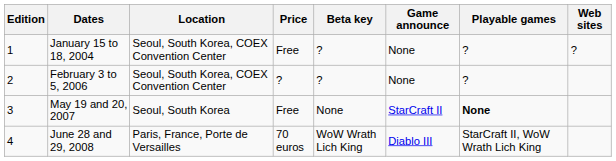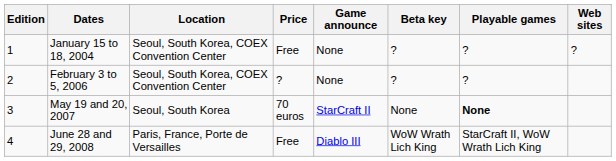columns swapped: (423, 19) <-> (350, 19)
(287, 110) Free -> (290, 110) 70 euros
(290, 141) 70 euros -> (287, 141) Free
